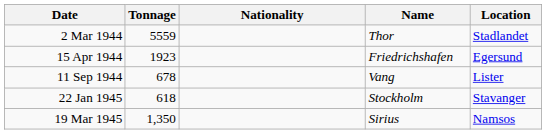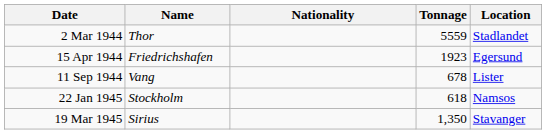columns swapped: (418, 14) <-> (152, 14)
(499, 98) Stavanger -> (494, 98) Namsos
(494, 118) Namsos -> (499, 118) Stavanger
